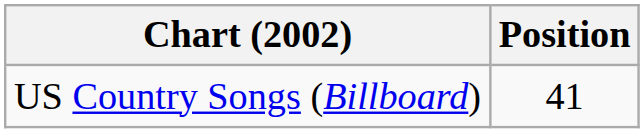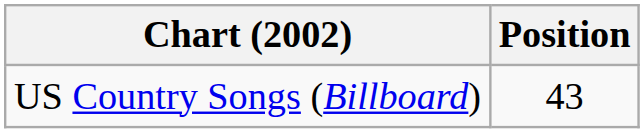(565, 95) 41 -> (565, 95) 43
